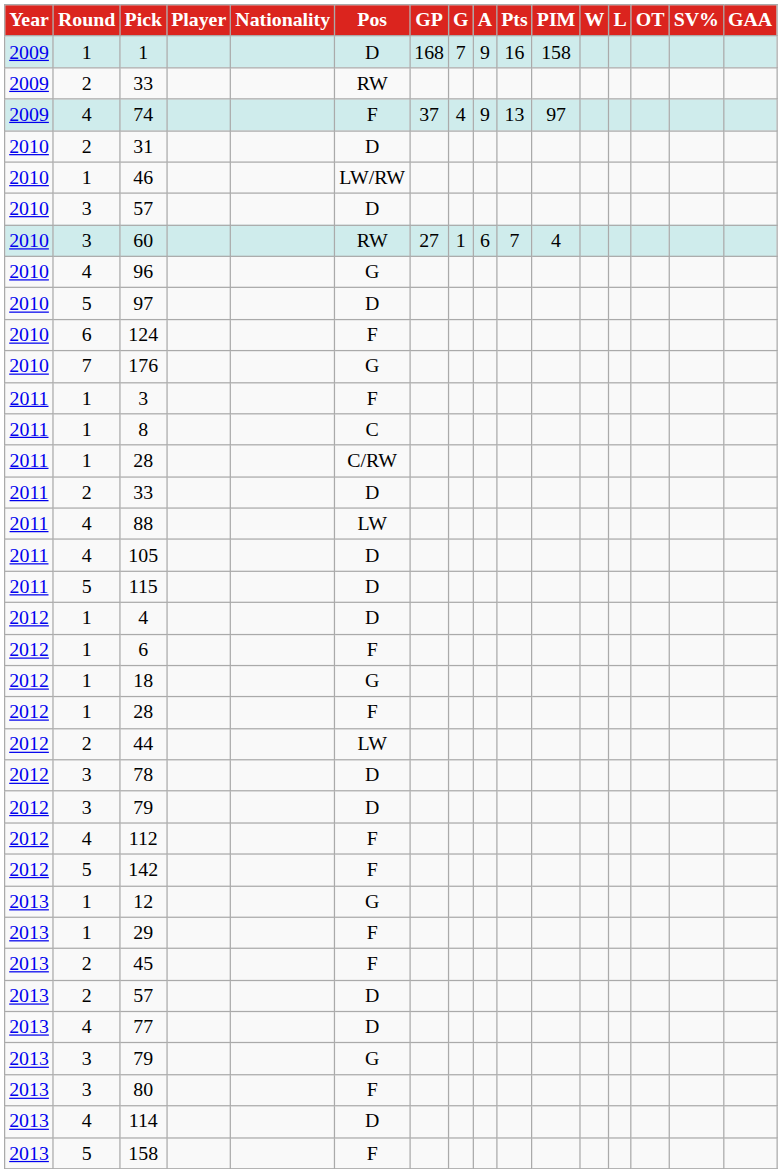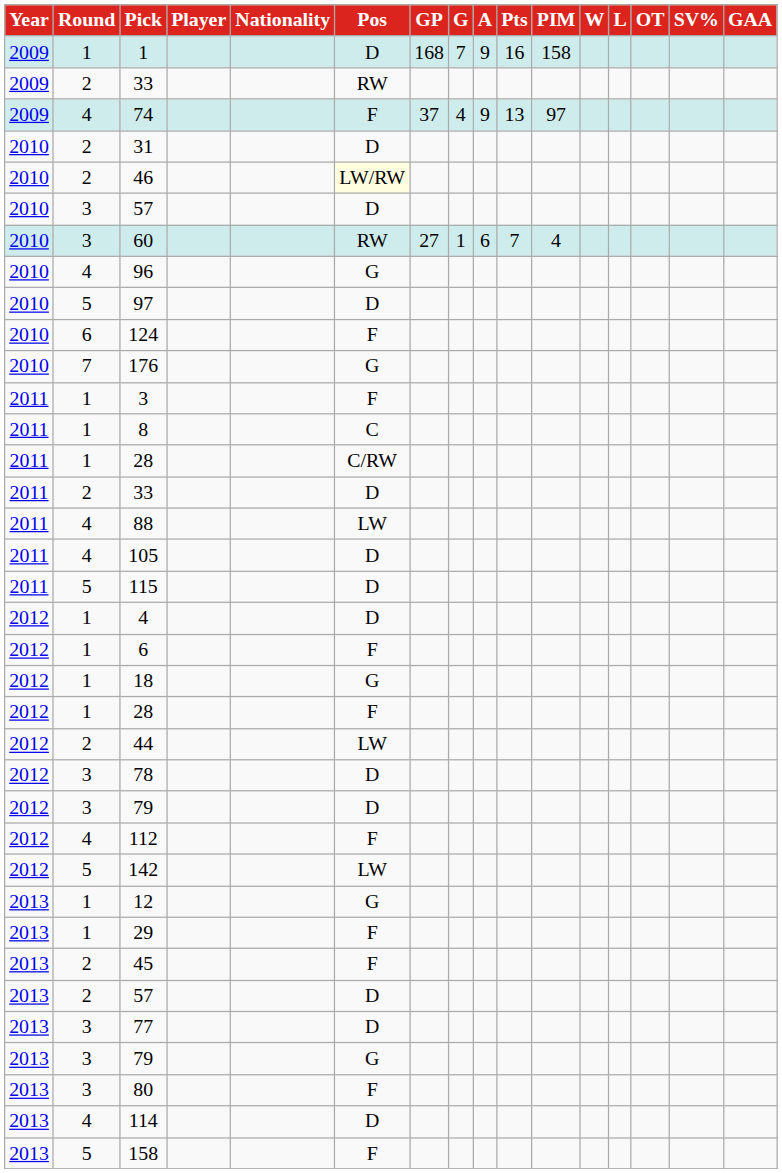(87, 177) 1 -> (87, 177) 2
(372, 177) no background -> (372, 177) lightyellow background
(372, 869) F -> (372, 869) LW
(87, 1027) 4 -> (87, 1027) 3
